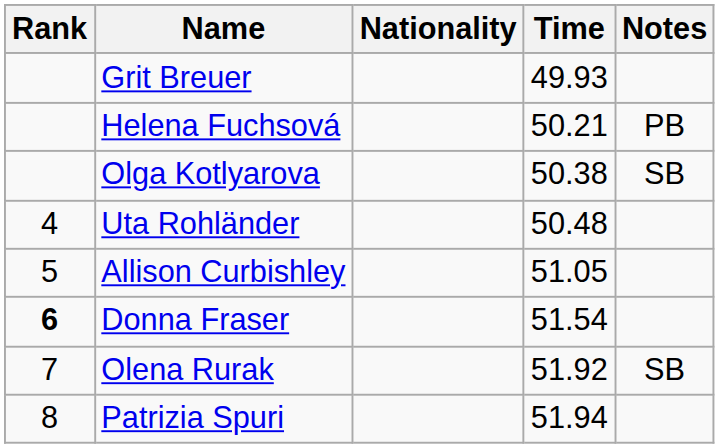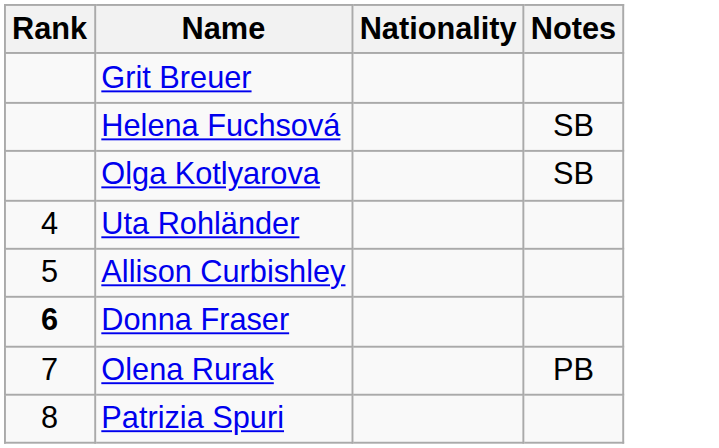- column: (569, 28)
(665, 126) PB -> (574, 126) SB
(665, 369) SB -> (574, 369) PB
